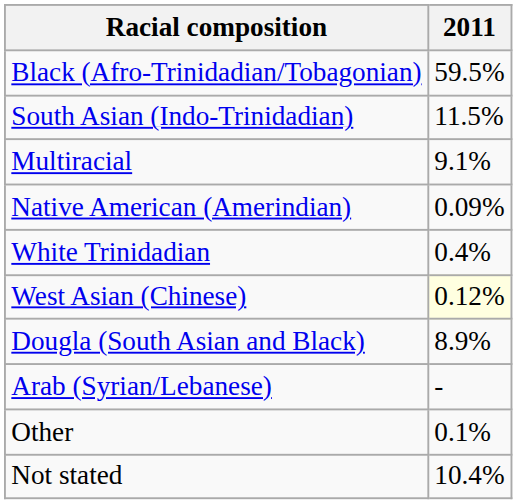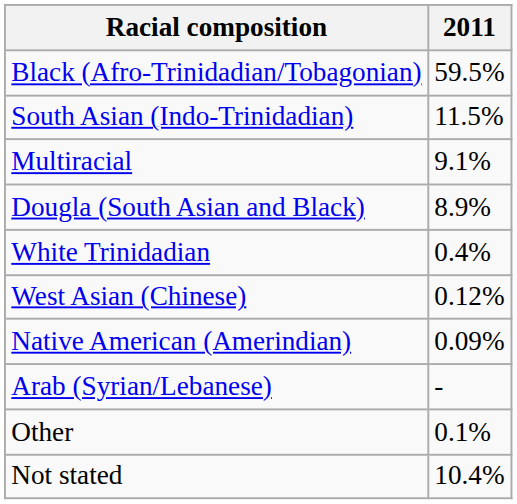rows swapped: (188, 341) <-> (181, 206)
(469, 296) lightyellow background -> (469, 296) no background
